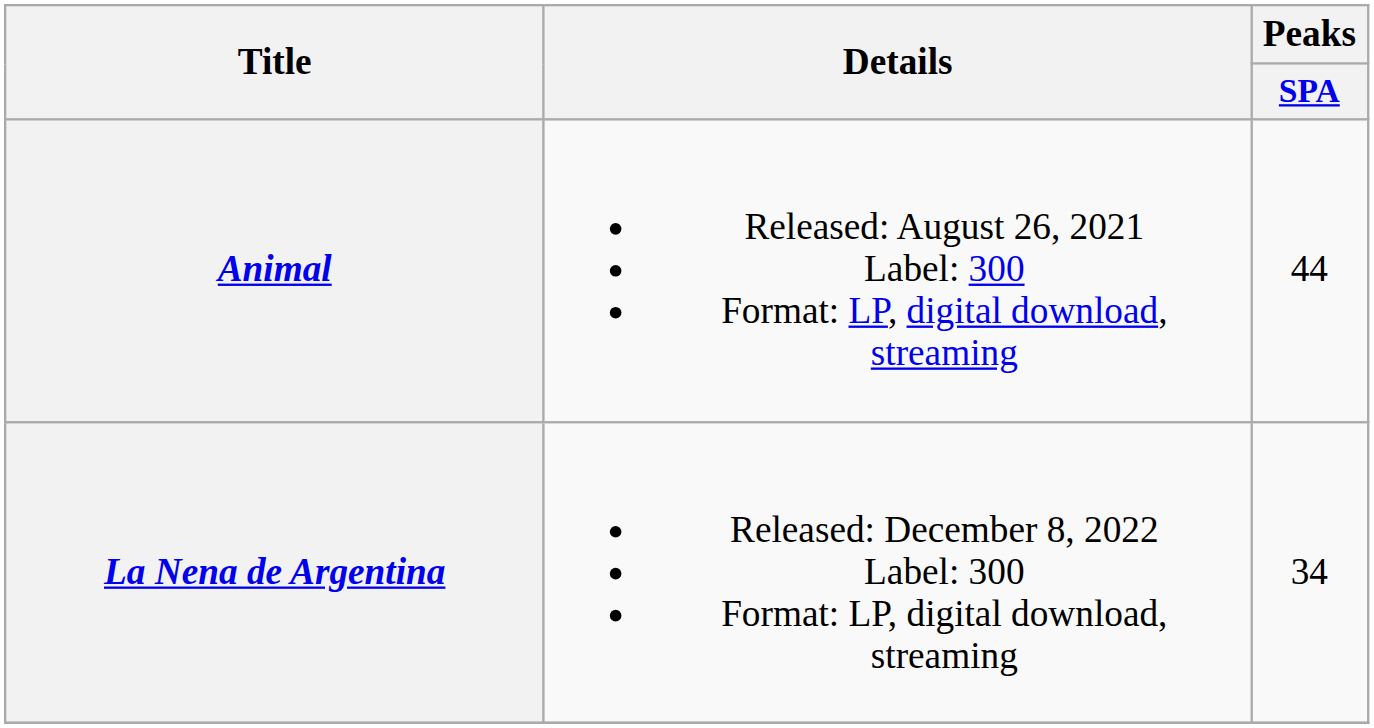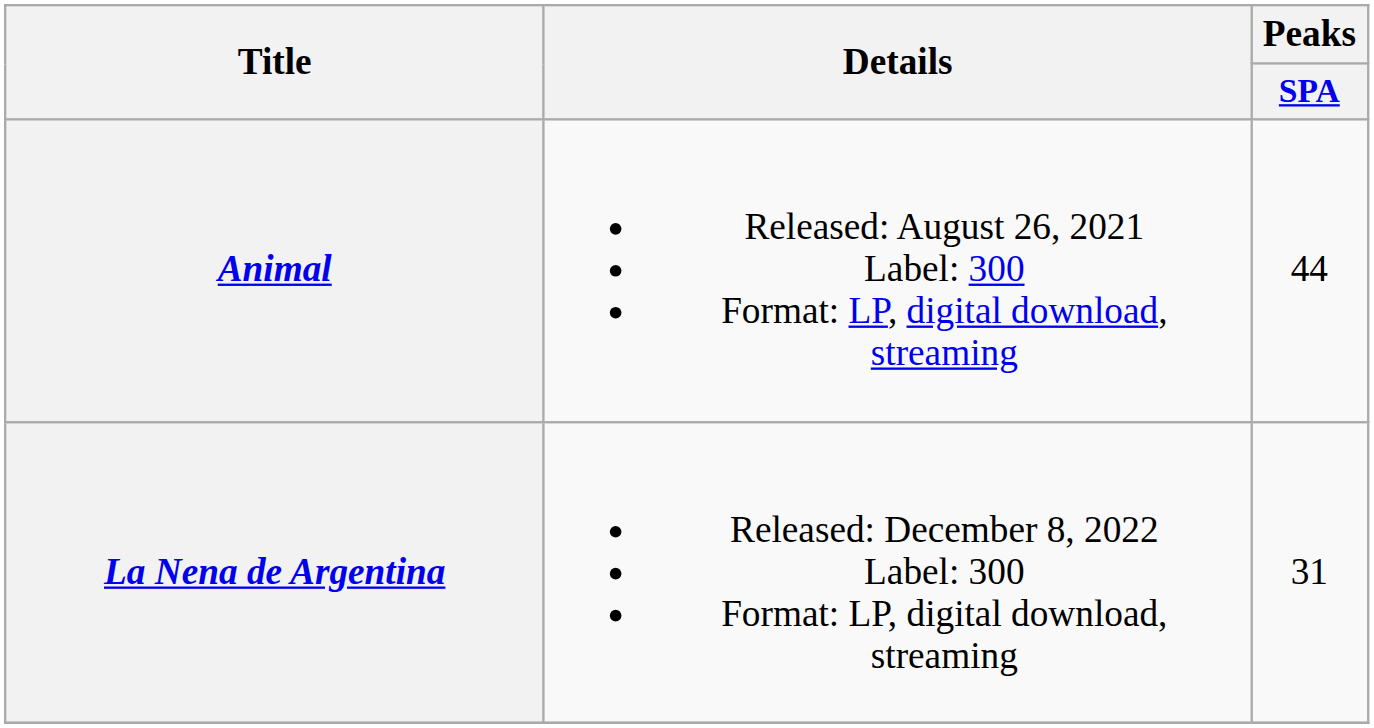(1309, 571) 34 -> (1309, 571) 31
